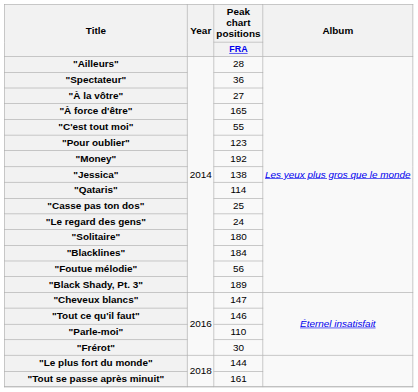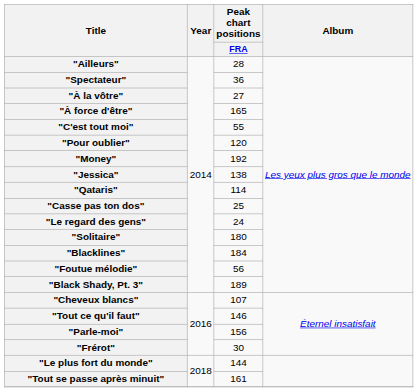(238, 143) 123 -> (238, 143) 120
(238, 300) 147 -> (238, 300) 107
(238, 331) 110 -> (238, 331) 156
